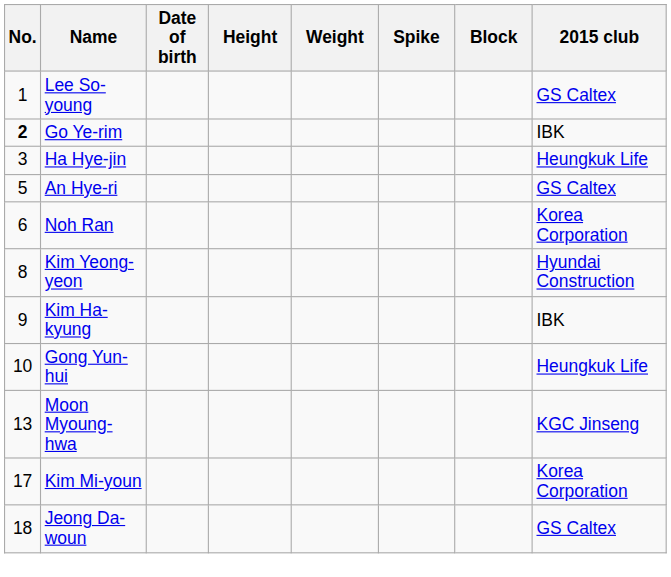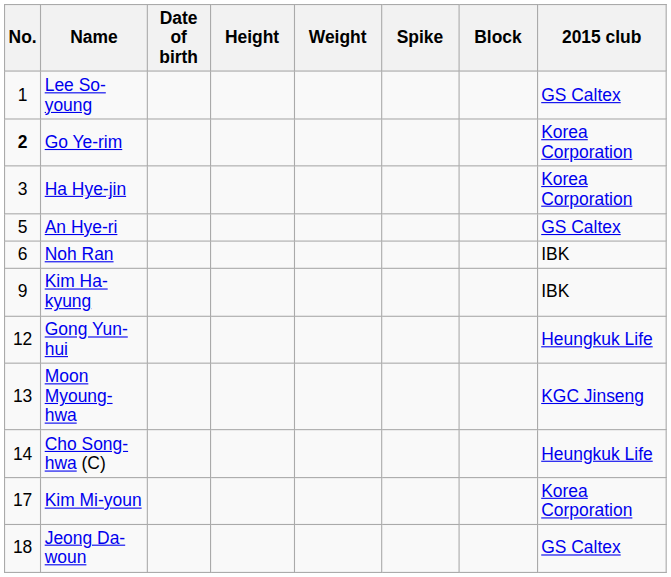(551, 132) IBK -> (587, 142) Korea Corporation
(592, 160) Heungkuk Life -> (587, 189) Korea Corporation
(582, 225) Korea Corporation -> (555, 254) IBK
- row: (89, 272)
(23, 367) 10 -> (23, 339) 12
+ row: (86, 453)
